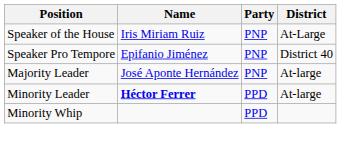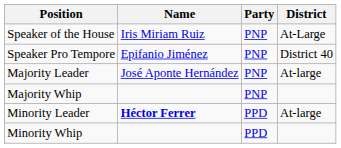+ row: (44, 93)
